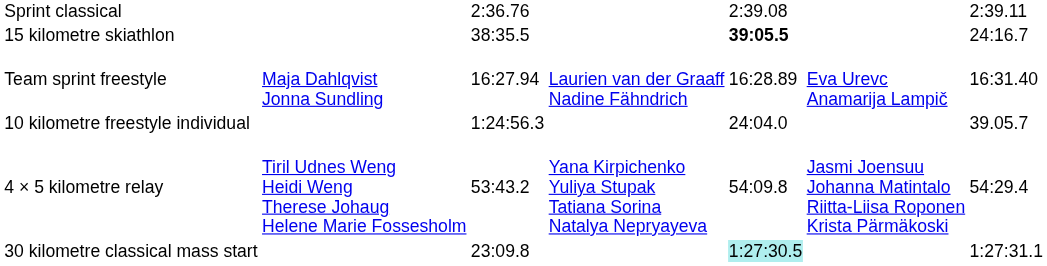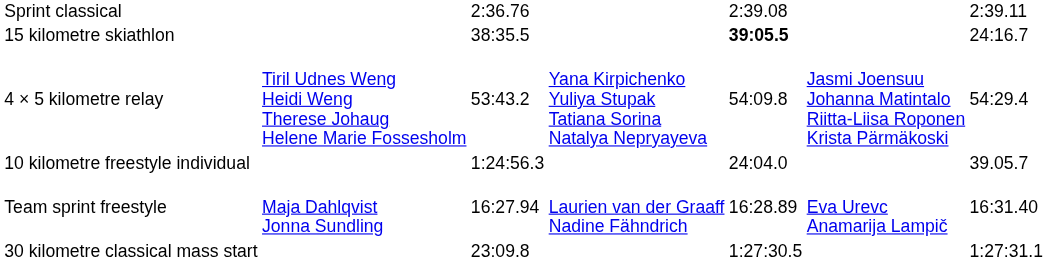rows swapped: (85, 79) <-> (84, 187)
(766, 250) paleturquoise background -> (766, 250) no background
